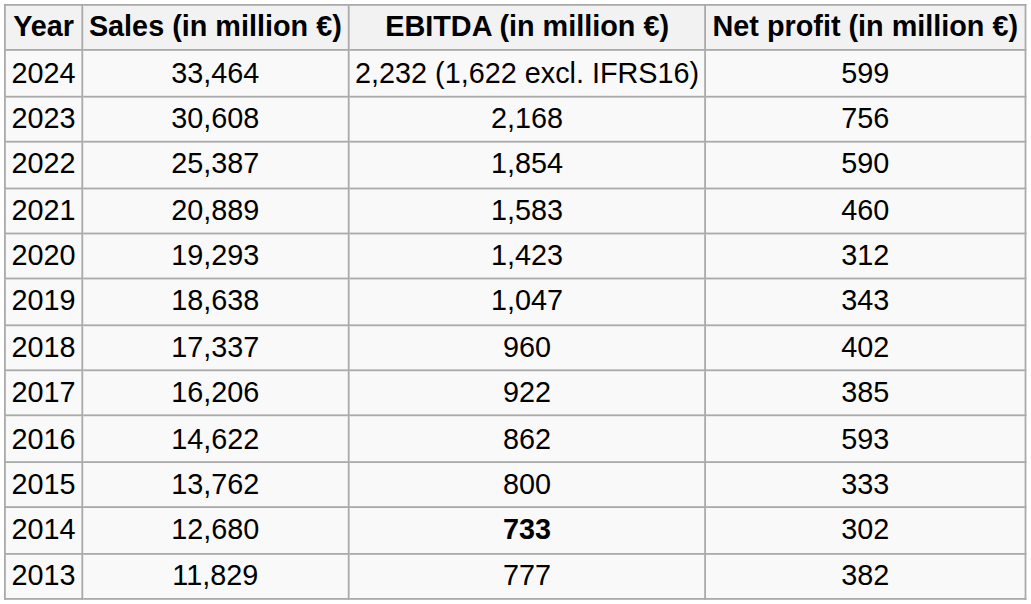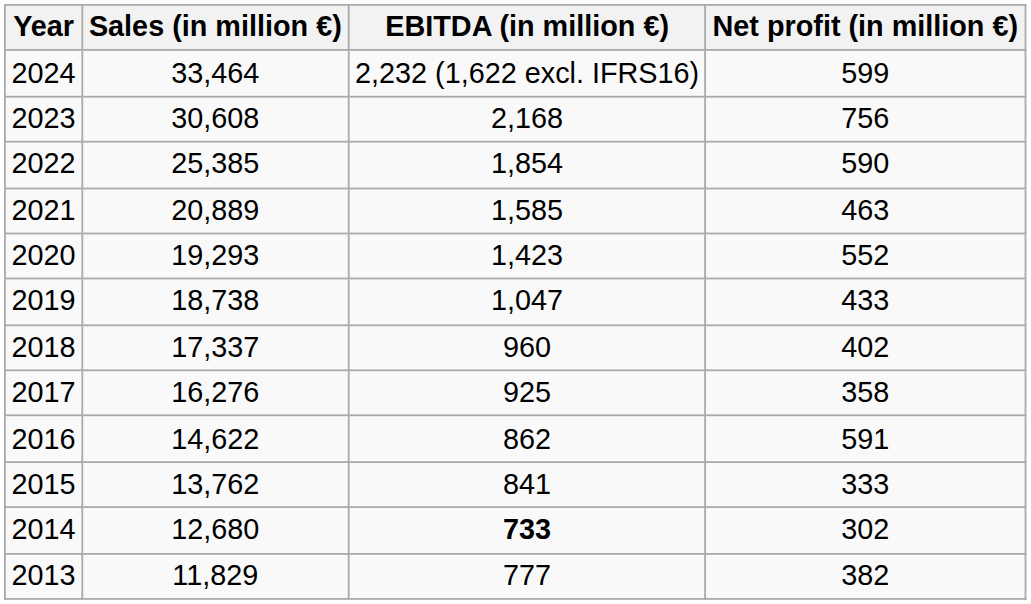(215, 164) 25,387 -> (215, 164) 25,385
(527, 210) 1,583 -> (527, 210) 1,585
(865, 210) 460 -> (865, 210) 463
(865, 255) 312 -> (865, 255) 552
(215, 301) 18,638 -> (215, 301) 18,738
(865, 301) 343 -> (865, 301) 433
(215, 392) 16,206 -> (215, 392) 16,276
(527, 392) 922 -> (527, 392) 925
(865, 392) 385 -> (865, 392) 358
(865, 438) 593 -> (865, 438) 591
(527, 484) 800 -> (527, 484) 841
